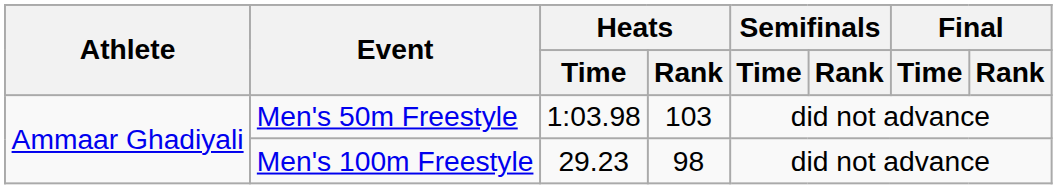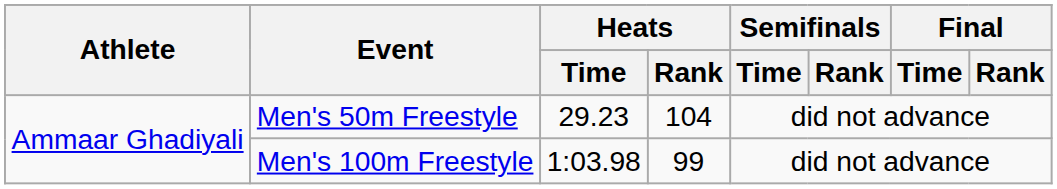(594, 117) 1:03.98 -> (594, 117) 29.23
(689, 117) 103 -> (689, 117) 104
(594, 161) 29.23 -> (594, 161) 1:03.98
(689, 161) 98 -> (689, 161) 99
